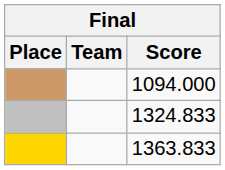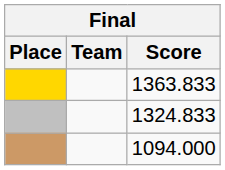rows swapped: (174, 148) <-> (174, 84)
